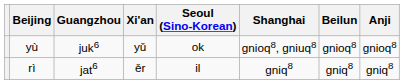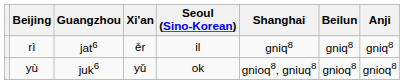rows swapped: (32, 68) <-> (32, 46)
